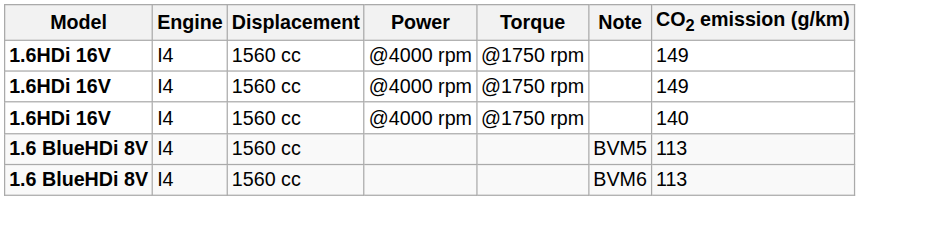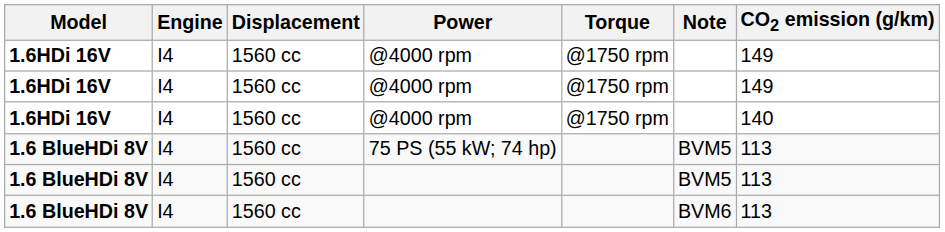+ row: (79, 148)
